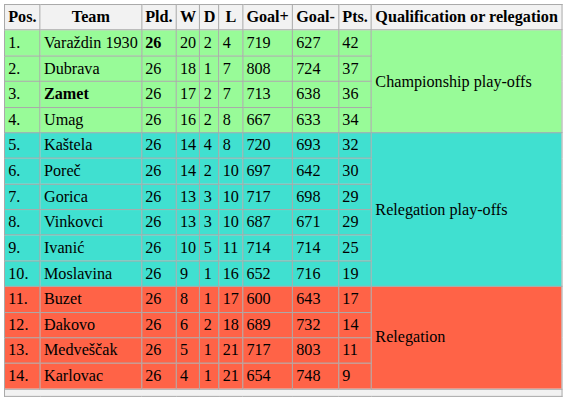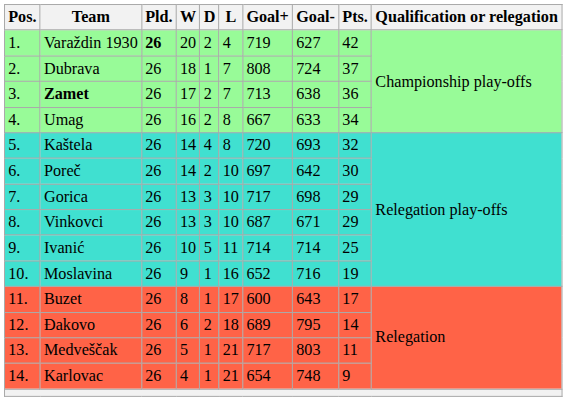(308, 324) 732 -> (308, 324) 795
